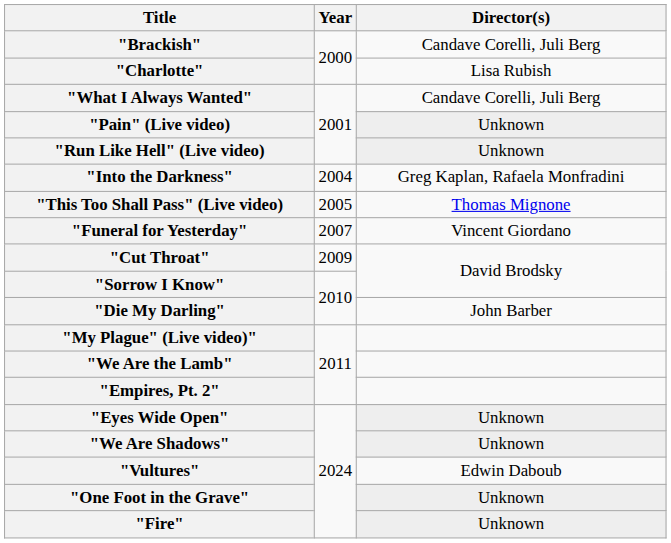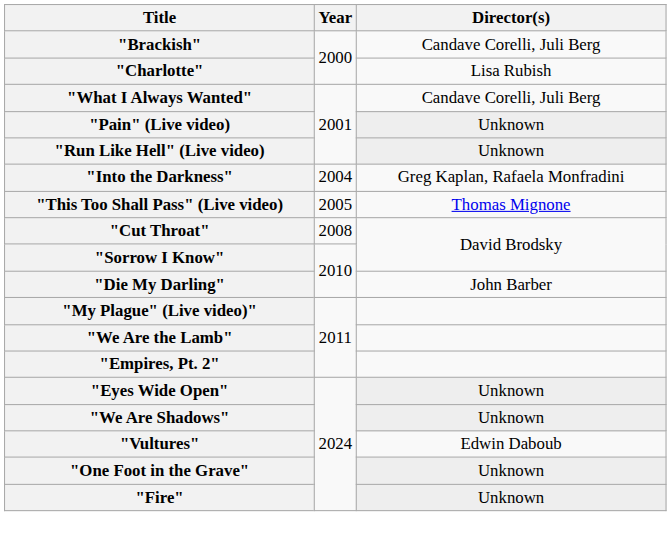- row: (160, 230)
(335, 257) 2009 -> (335, 230) 2008
